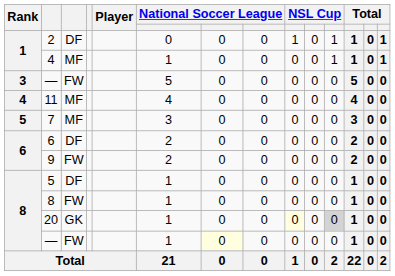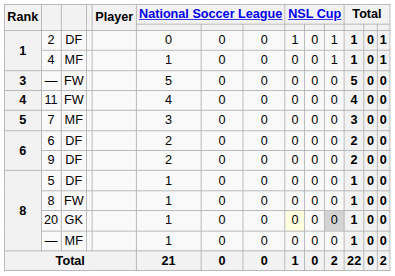(74, 100) MF -> (74, 100) FW
(74, 160) FW -> (74, 160) DF
(74, 240) FW -> (74, 240) MF
(222, 240) lightyellow background -> (222, 240) no background
